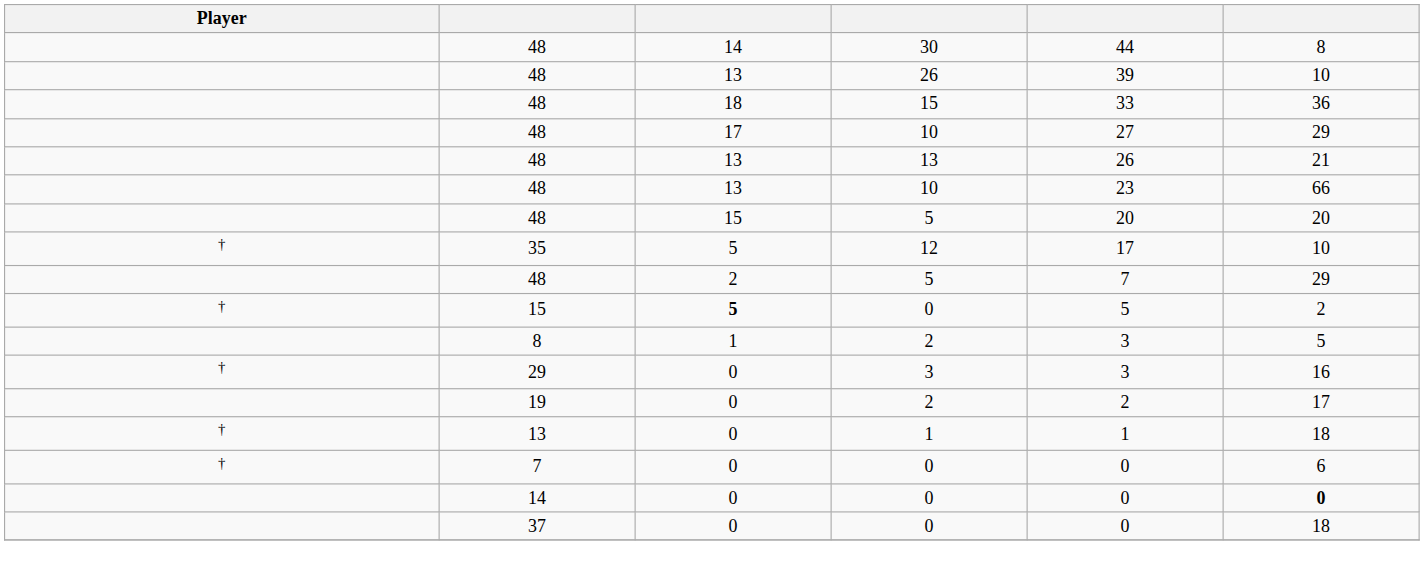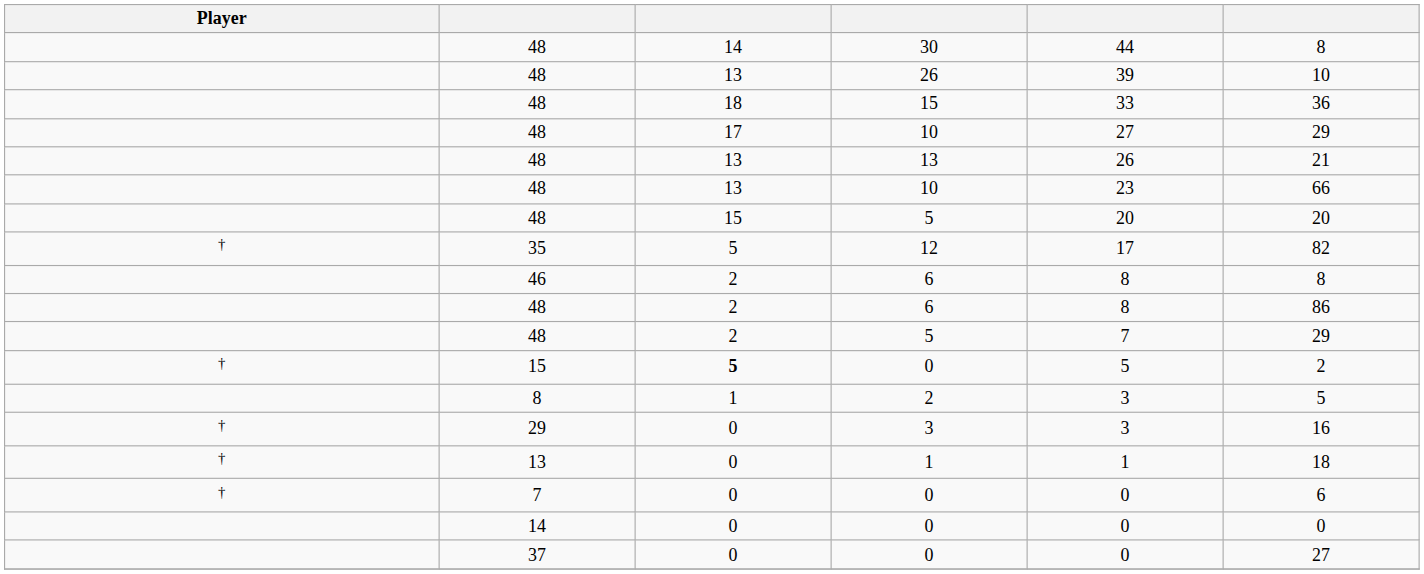(1321, 248) 10 -> (1321, 248) 82
+ row: (537, 279)
+ row: (537, 307)
- row: (537, 402)
(1321, 497) bold -> (1321, 526) normal
(1321, 526) 18 -> (1321, 554) 27
